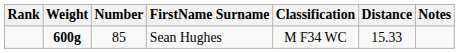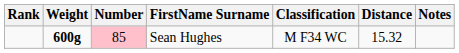(119, 37) no background -> (119, 37) pink background
(387, 37) 15.33 -> (387, 37) 15.32
